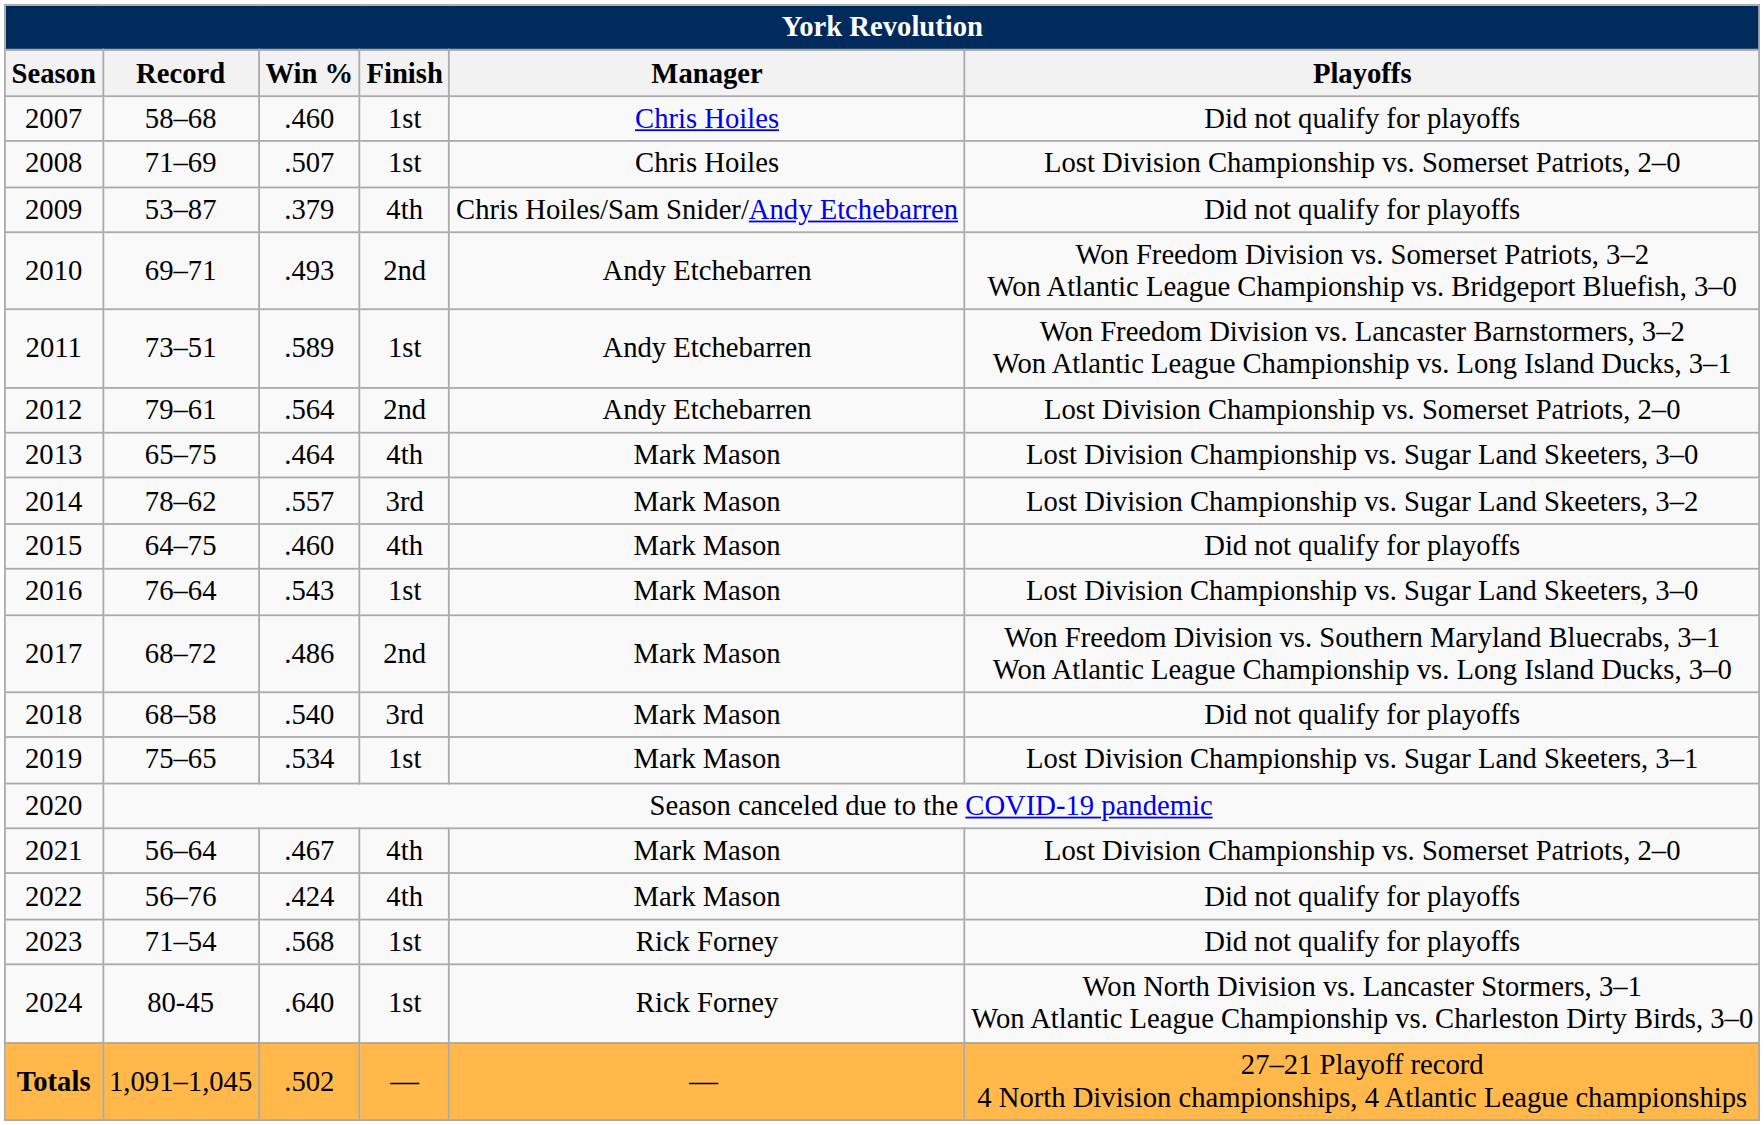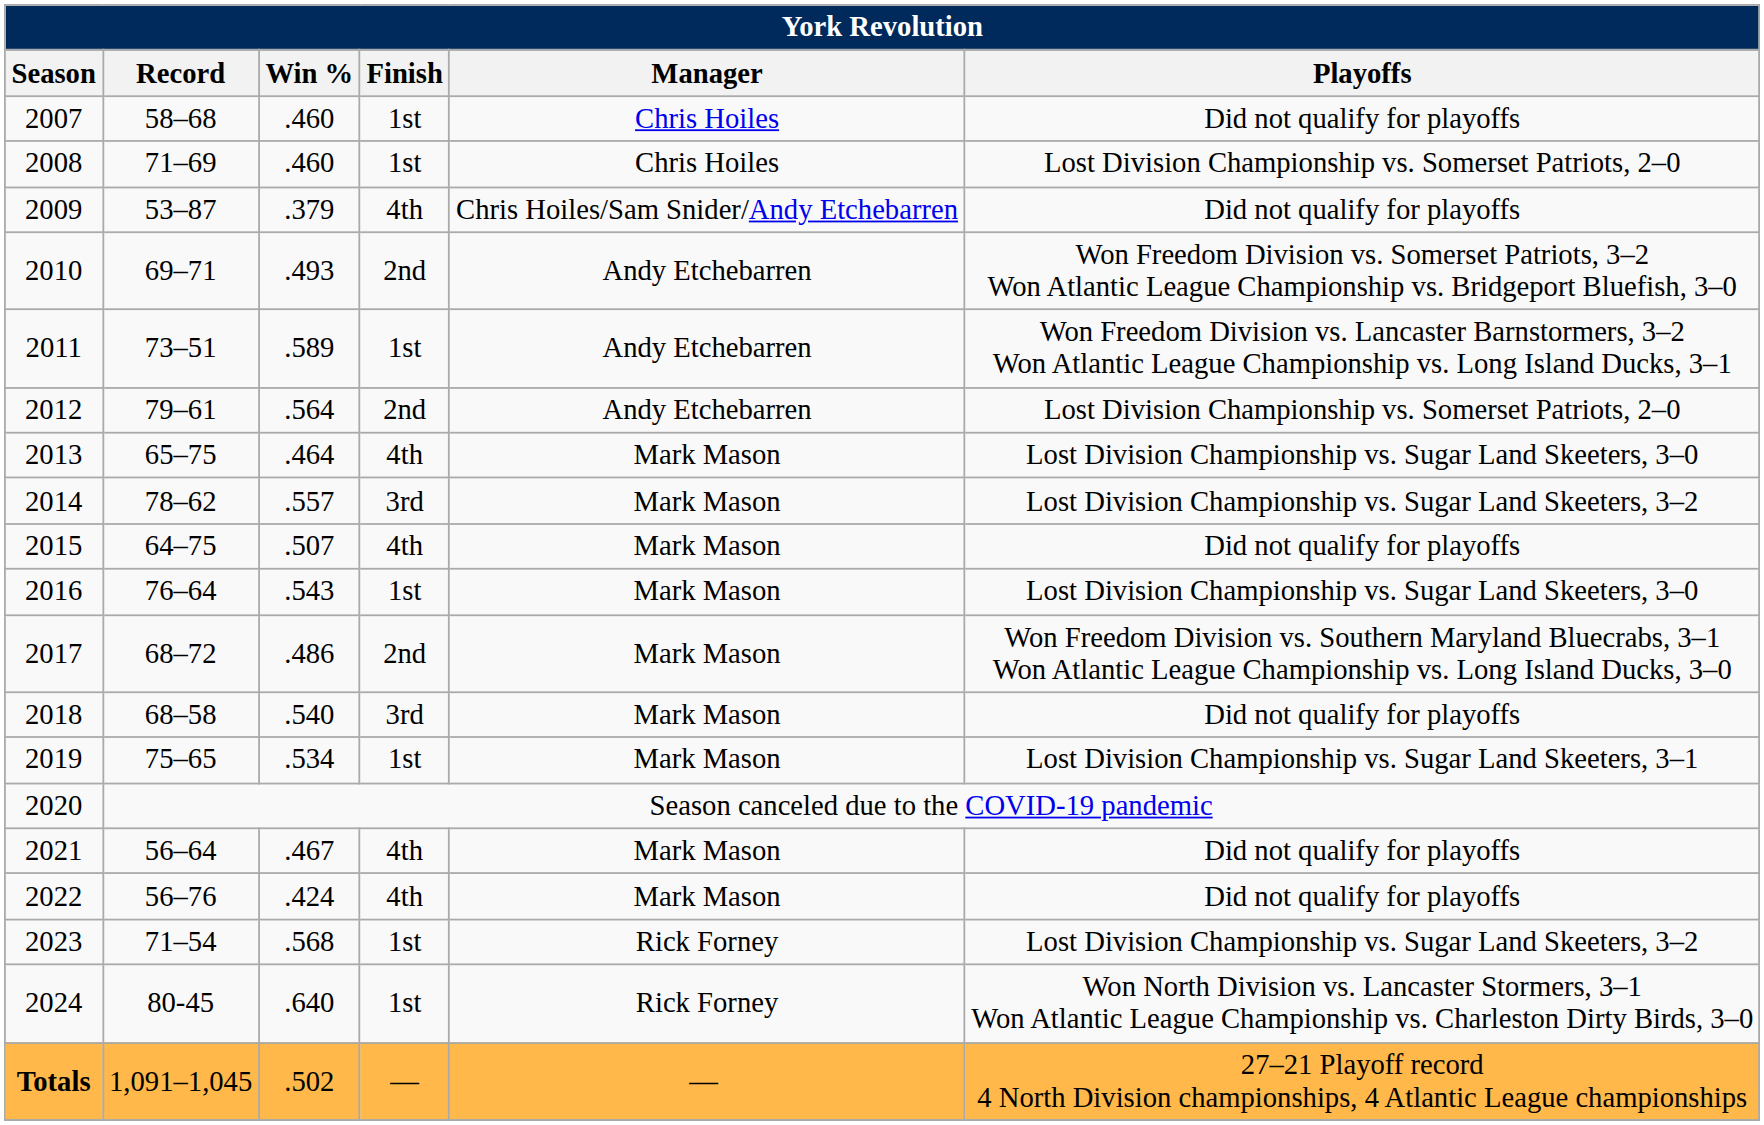(309, 163) .507 -> (309, 163) .460
(309, 545) .460 -> (309, 545) .507
(1362, 850) Lost Division Championship vs. Somerset Patriots, 2–0 -> (1362, 850) Did not qualify for playoffs
(1362, 941) Did not qualify for playoffs -> (1362, 941) Lost Division Championship vs. Sugar Land Skeeters, 3–2
